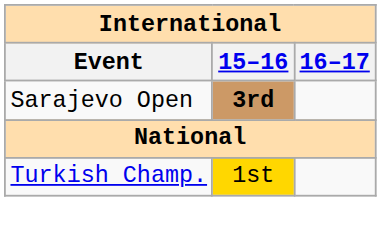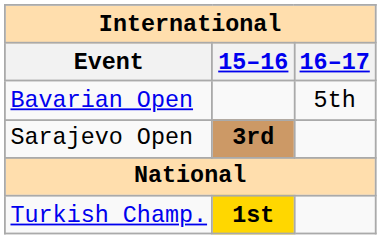+ row: (102, 100)
(253, 177) normal -> (253, 215) bold
